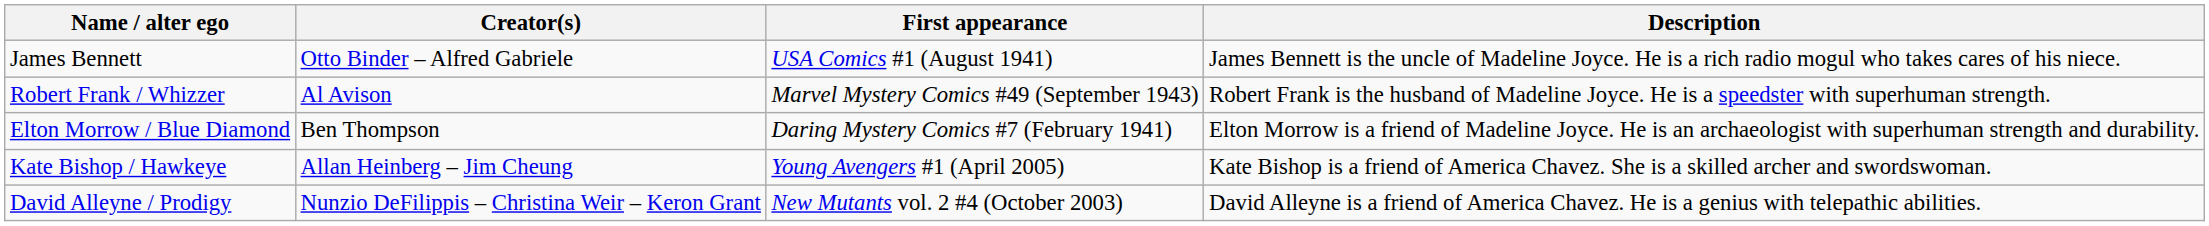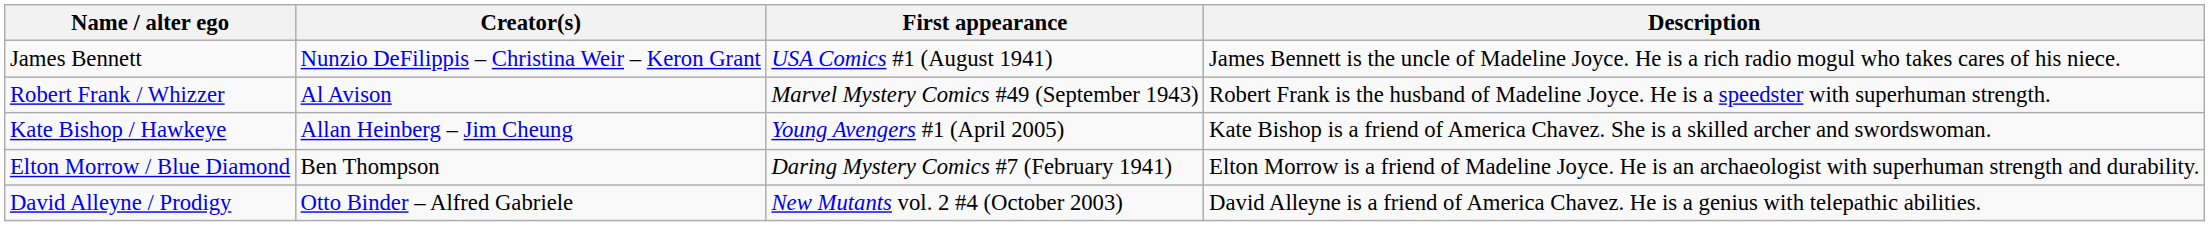(437, 58) Otto Binder – Alfred Gabriele -> (531, 58) Nunzio DeFilippis – Christina Weir – Keron Grant
rows swapped: (150, 130) <-> (118, 166)
(531, 202) Nunzio DeFilippis – Christina Weir – Keron Grant -> (437, 202) Otto Binder – Alfred Gabriele
